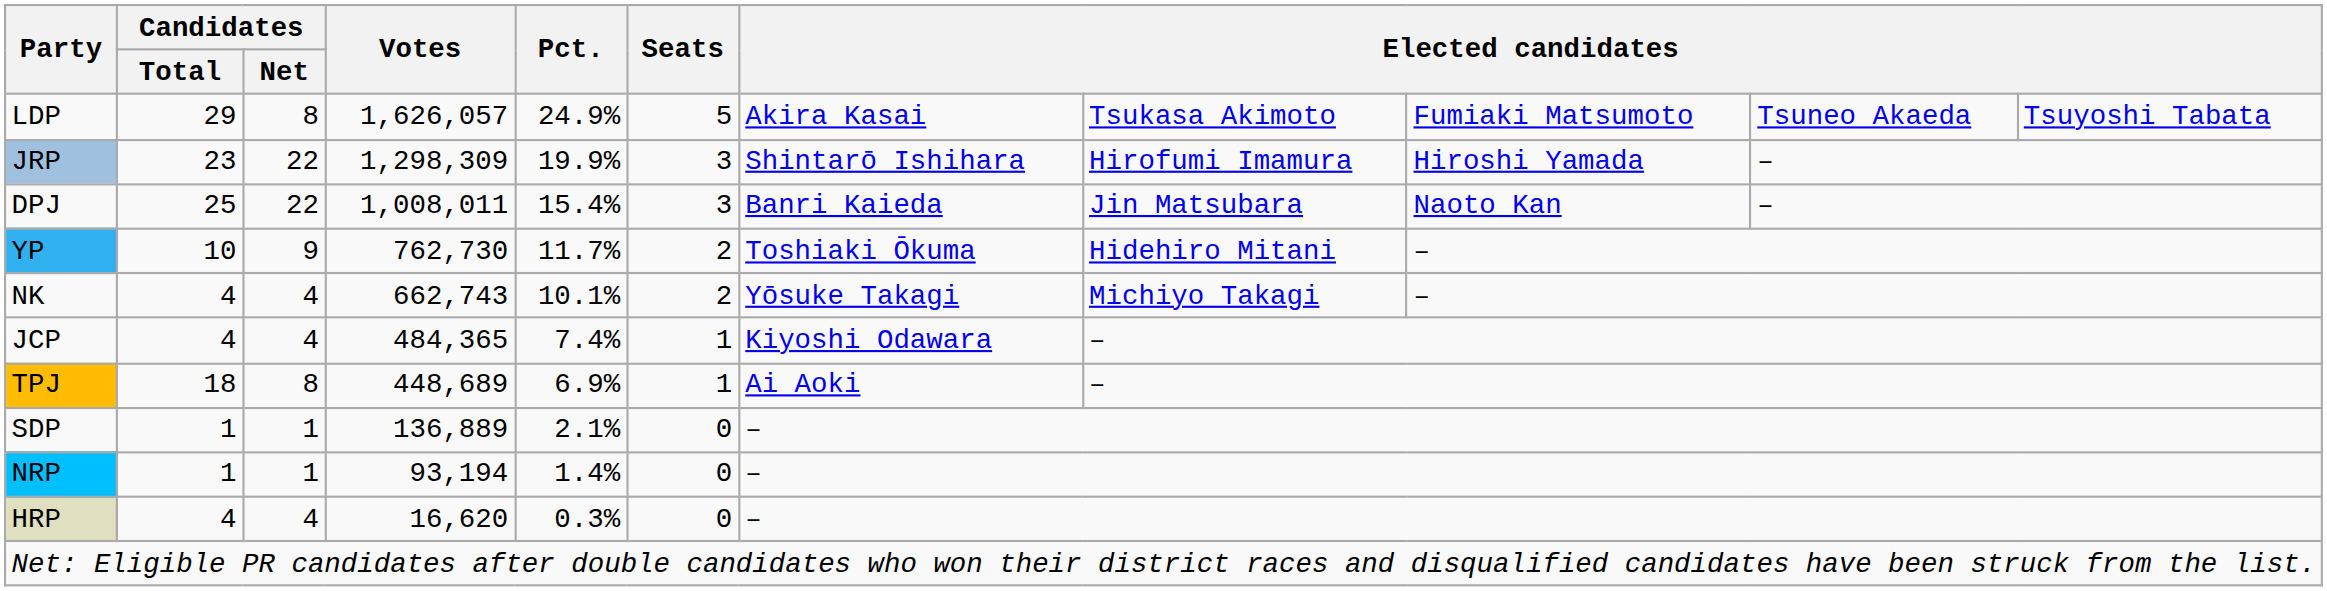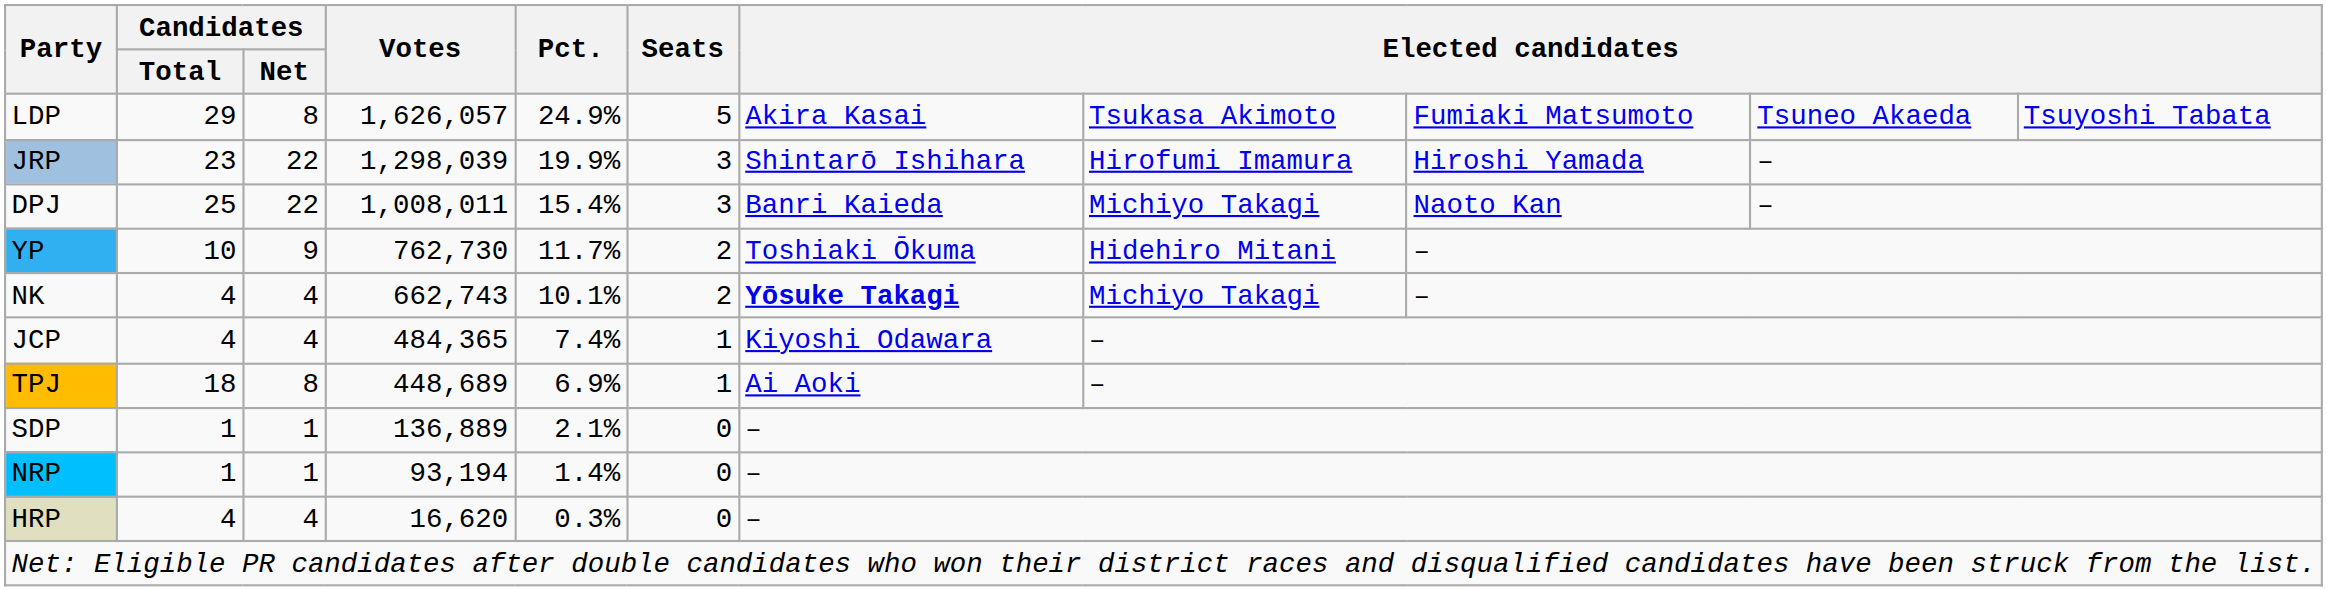(434, 162) 1,298,309 -> (434, 162) 1,298,039
(1196, 206) Jin Matsubara -> (1204, 206) Michiyo Takagi
(852, 296) normal -> (852, 296) bold
